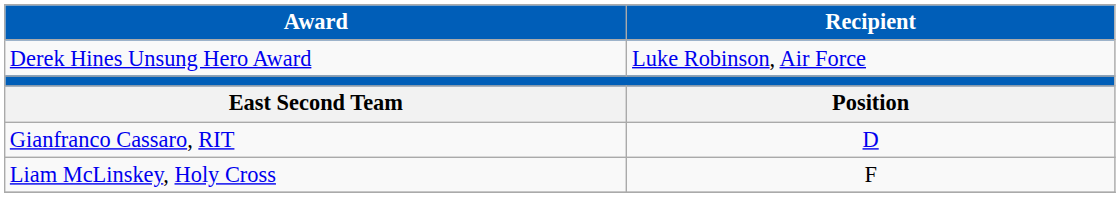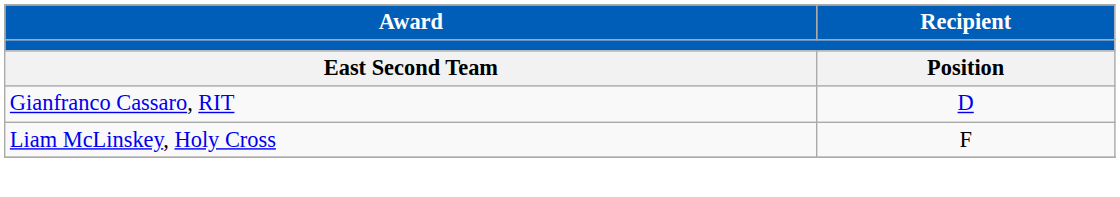- row: (161, 57)
